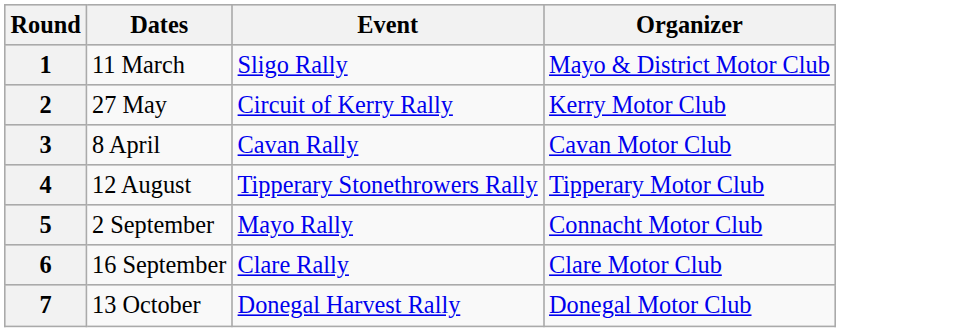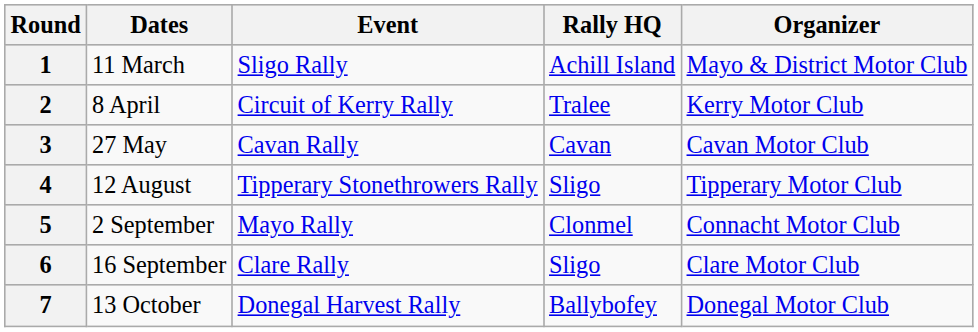+ column: (612, 24)
(129, 104) 27 May -> (126, 104) 8 April
(126, 145) 8 April -> (129, 145) 27 May
